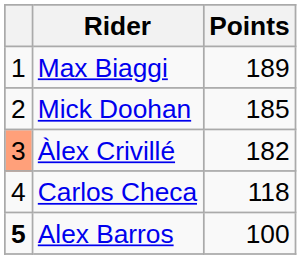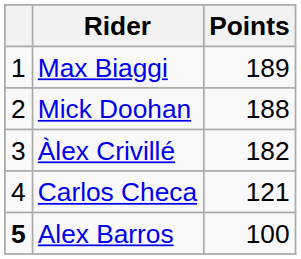(268, 109) 185 -> (268, 109) 188
(18, 151) lightsalmon background -> (18, 151) no background
(269, 192) 118 -> (268, 192) 121
